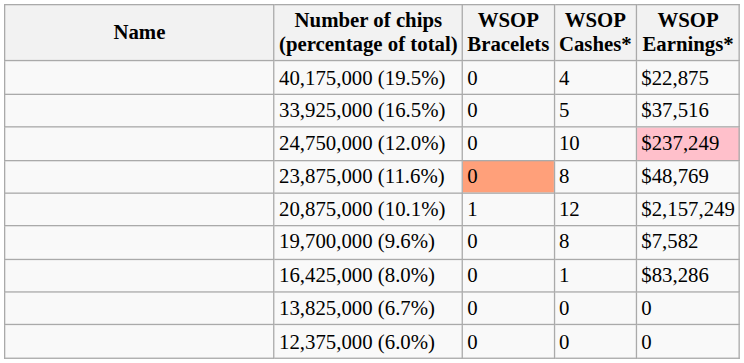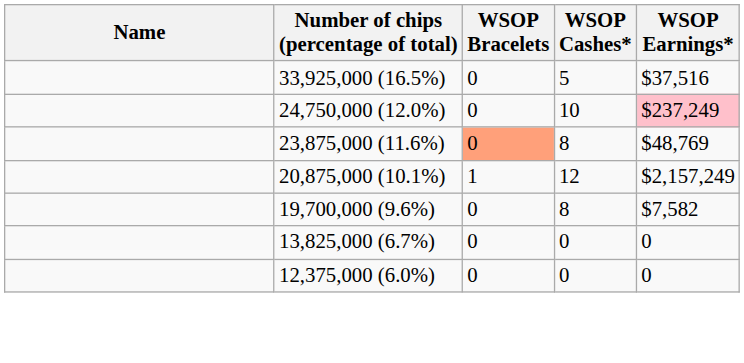- row: (362, 77)
- row: (357, 275)
